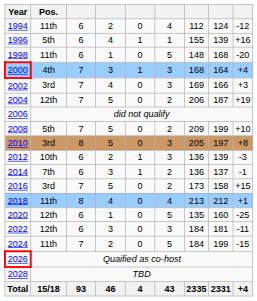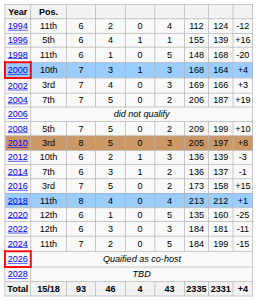(49, 70) 4th -> (49, 70) 10th
(48, 100) 12th -> (48, 100) 7th
